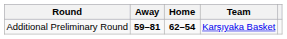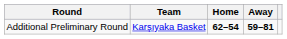columns swapped: (239, 12) <-> (147, 12)
